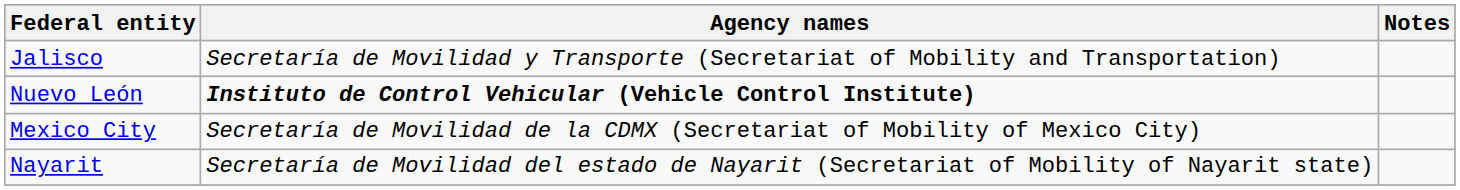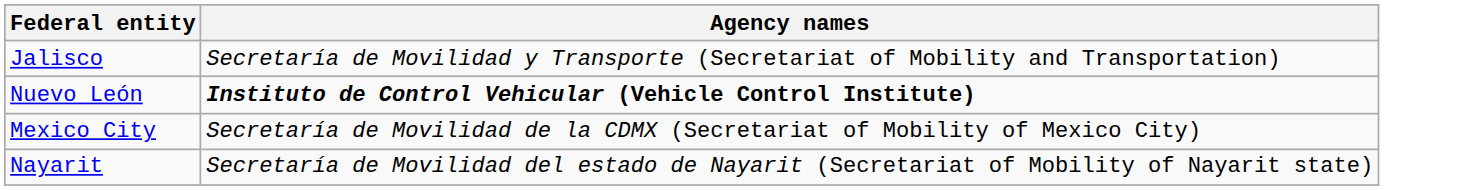- column: (1417, 23)
